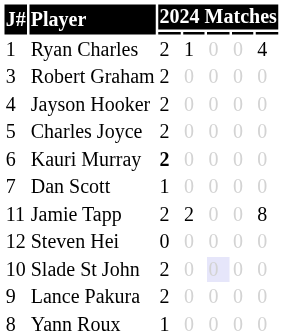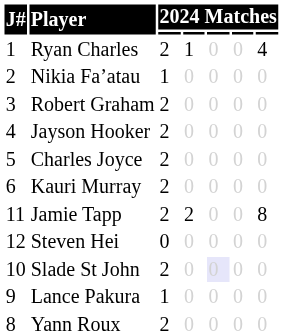+ row: (85, 76)
(165, 159) bold -> (165, 186) normal
- row: (70, 186)
(165, 296) 2 -> (165, 296) 1
(165, 324) 1 -> (165, 324) 2
